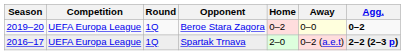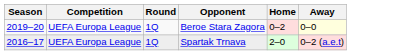- column: (373, 12)
